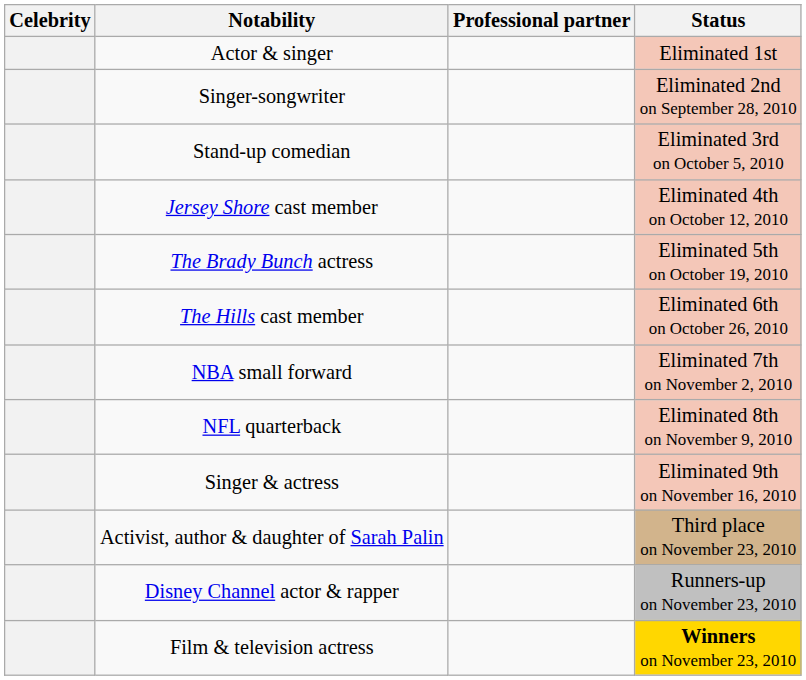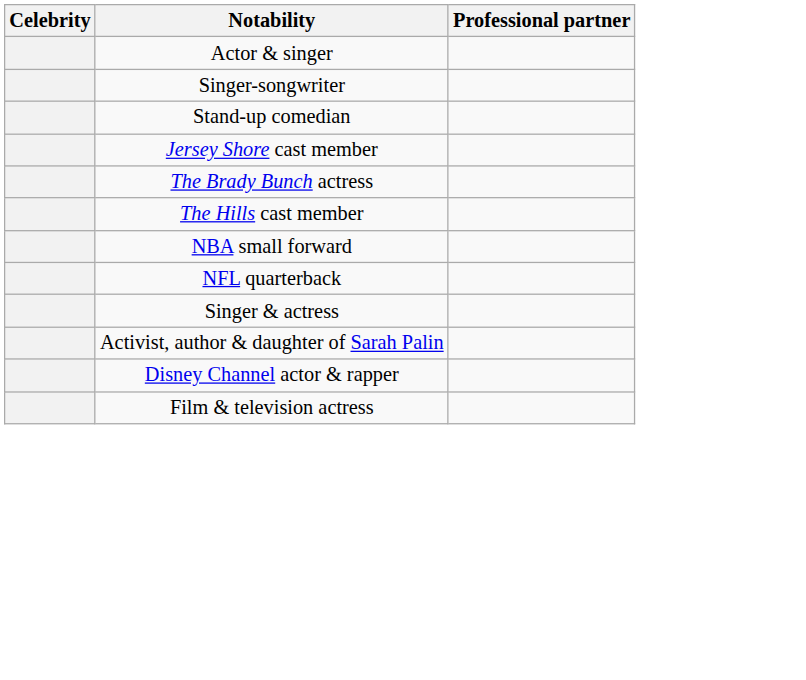- column: (718, 20)
